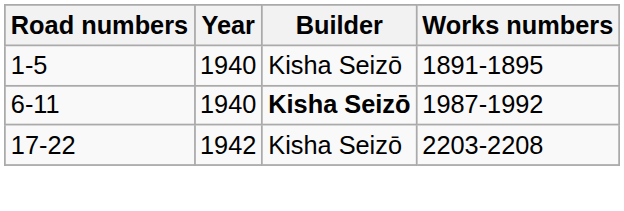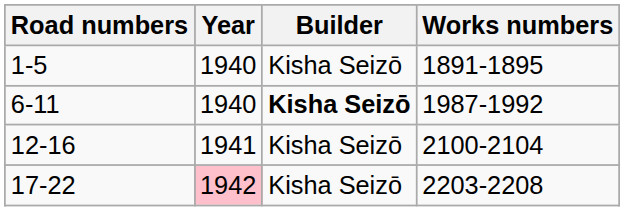+ row: (43, 145)
(228, 145) no background -> (228, 185) pink background
